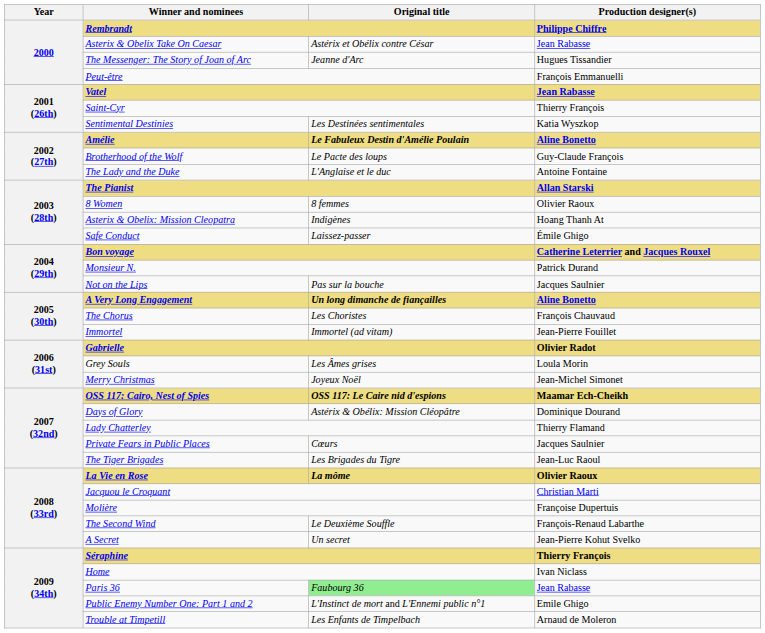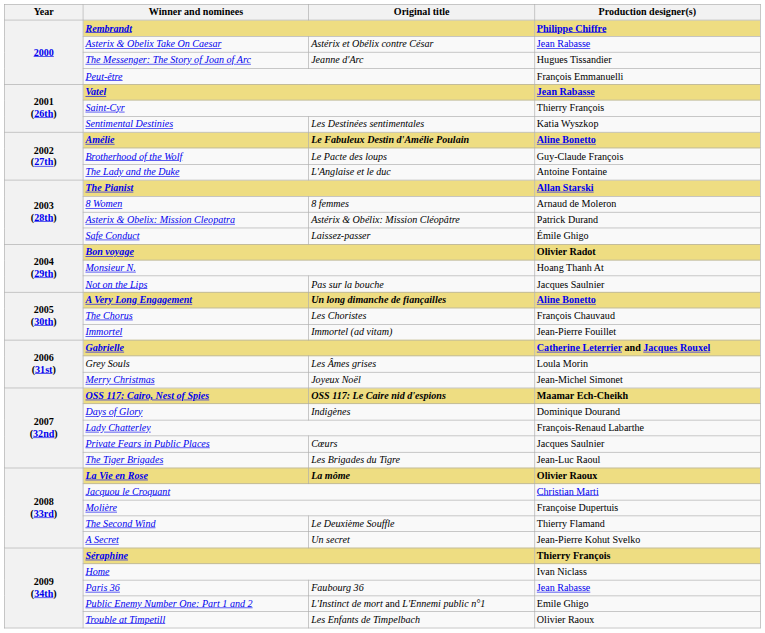(566, 204) Olivier Raoux -> (577, 204) Arnaud de Moleron
(331, 220) Indigènes -> (385, 220) Astérix & Obélix: Mission Cléopâtre
(570, 220) Hoang Thanh At -> (567, 220) Patrick Durand
(624, 252) Catherine Leterrier and Jacques Rouxel -> (566, 252) Olivier Radot
(567, 268) Patrick Durand -> (570, 268) Hoang Thanh At
(566, 348) Olivier Radot -> (624, 348) Catherine Leterrier and Jacques Rouxel
(385, 412) Astérix & Obélix: Mission Cléopâtre -> (331, 412) Indigènes
(571, 428) Thierry Flamand -> (590, 428) François-Renaud Labarthe
(590, 524) François-Renaud Labarthe -> (571, 524) Thierry Flamand
(337, 587) lightgreen background -> (337, 587) no background
(577, 619) Arnaud de Moleron -> (566, 619) Olivier Raoux
